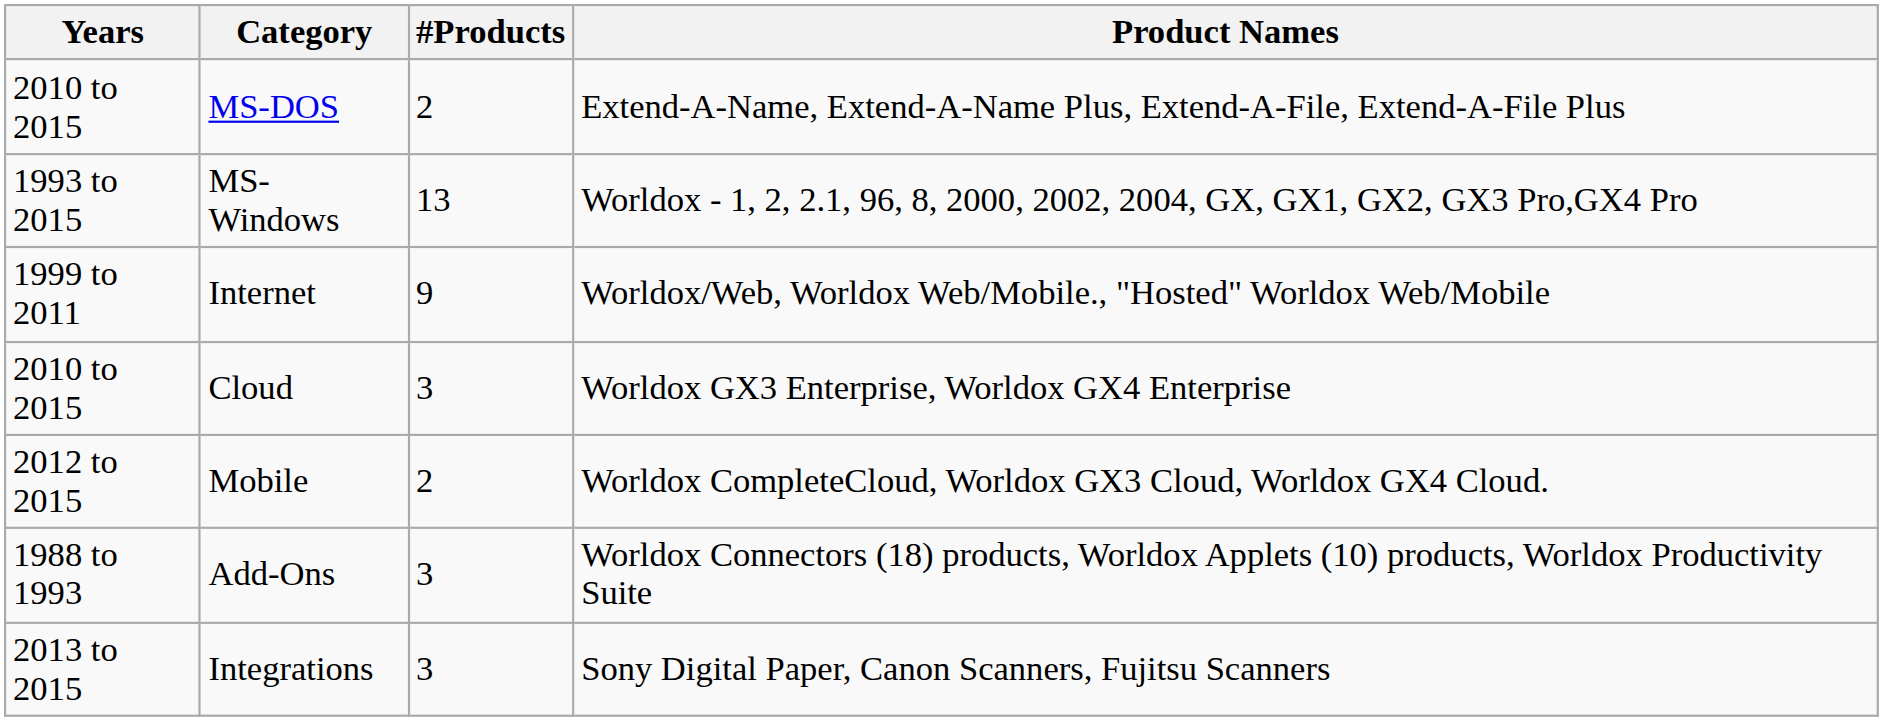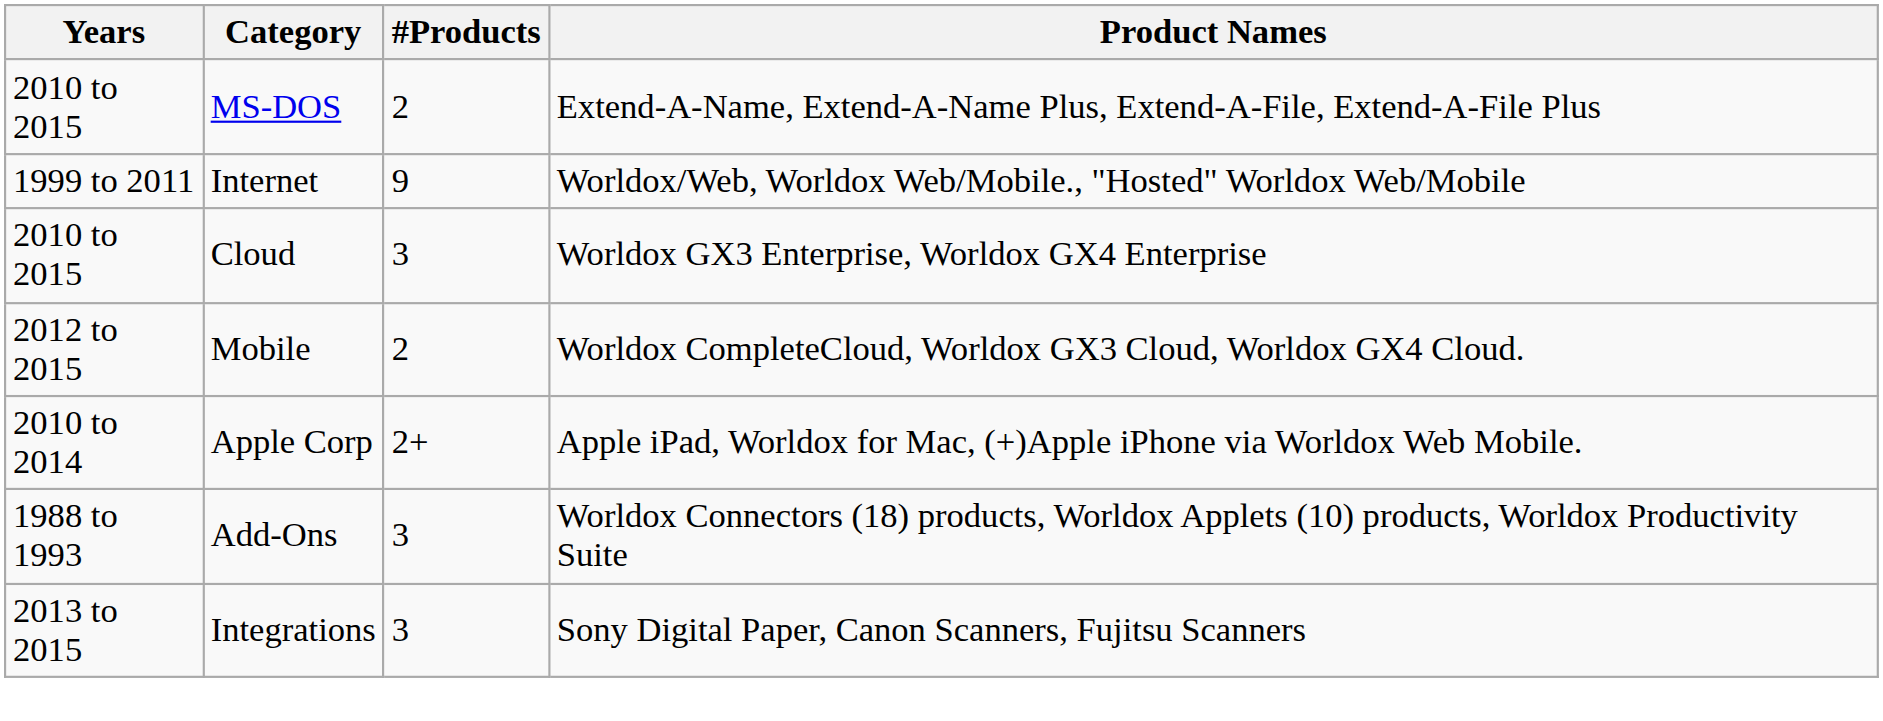- row: (274, 199)
+ row: (292, 442)
